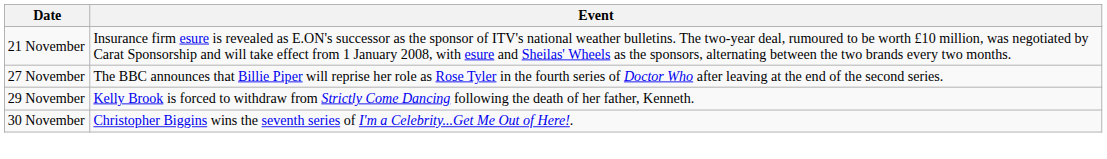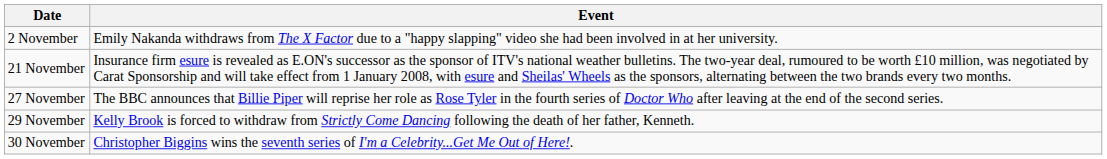+ row: (43, 37)
